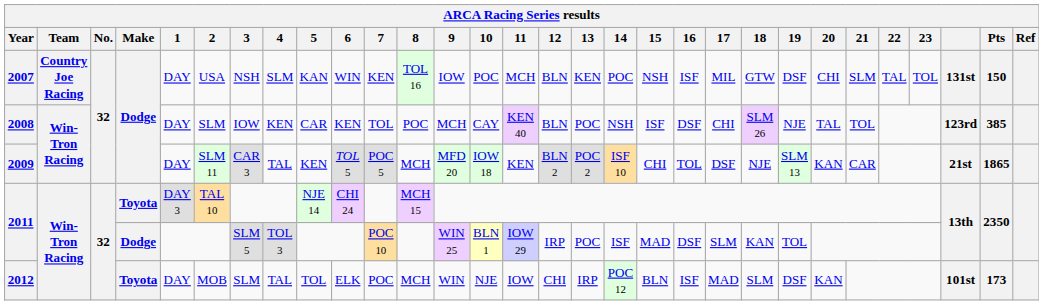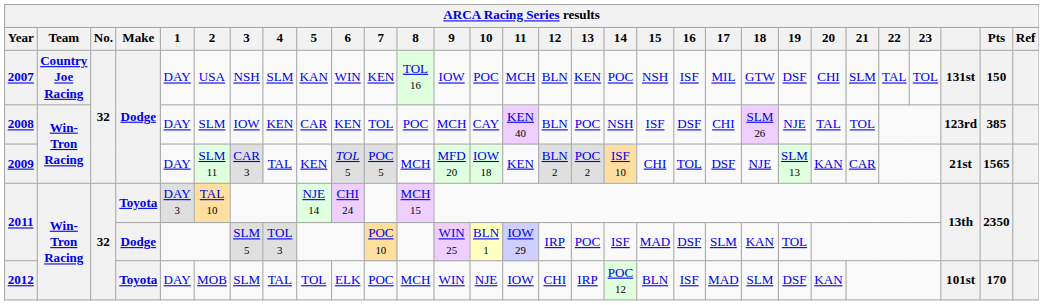(996, 163) 1865 -> (996, 163) 1565
(996, 280) 173 -> (996, 280) 170
